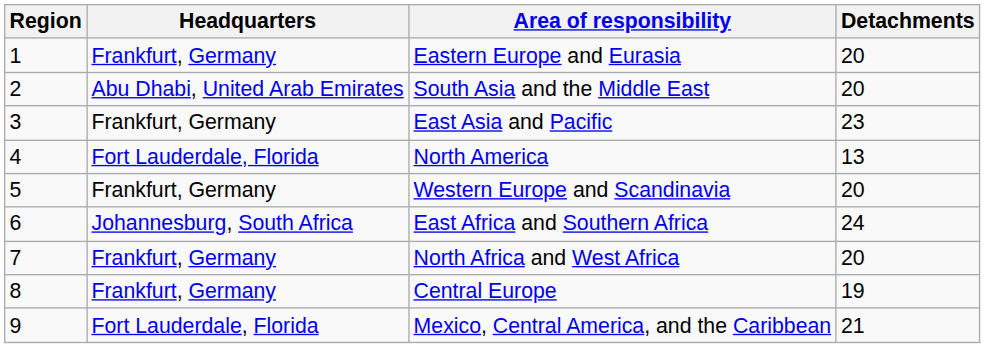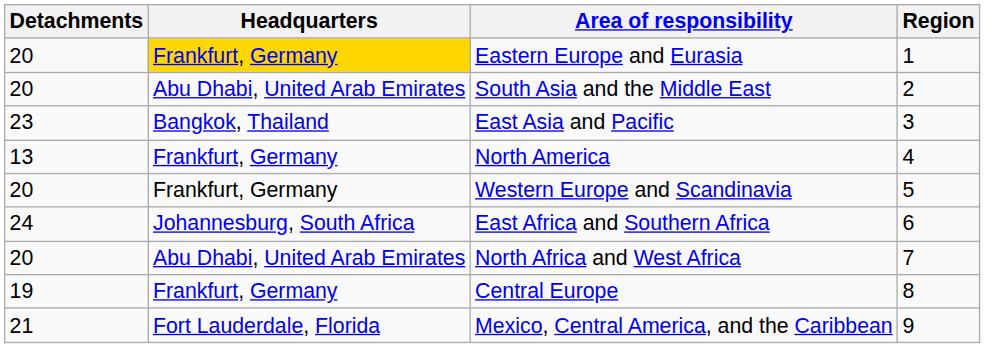columns swapped: (46, 21) <-> (908, 21)
(184, 55) no background -> (245, 55) gold background
(184, 122) Frankfurt, Germany -> (241, 122) Bangkok, Thailand
(205, 156) Fort Lauderdale, Florida -> (245, 156) Frankfurt, Germany
(184, 257) Frankfurt, Germany -> (309, 257) Abu Dhabi, United Arab Emirates
